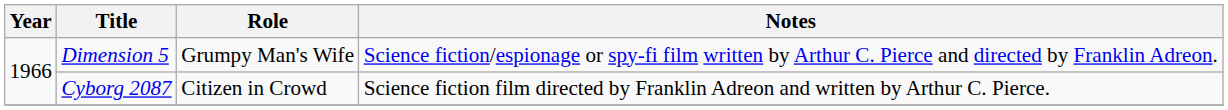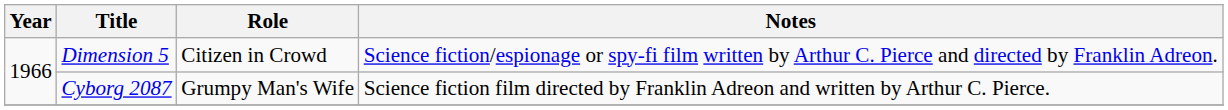(268, 54) Grumpy Man's Wife -> (254, 54) Citizen in Crowd
(254, 88) Citizen in Crowd -> (268, 88) Grumpy Man's Wife
